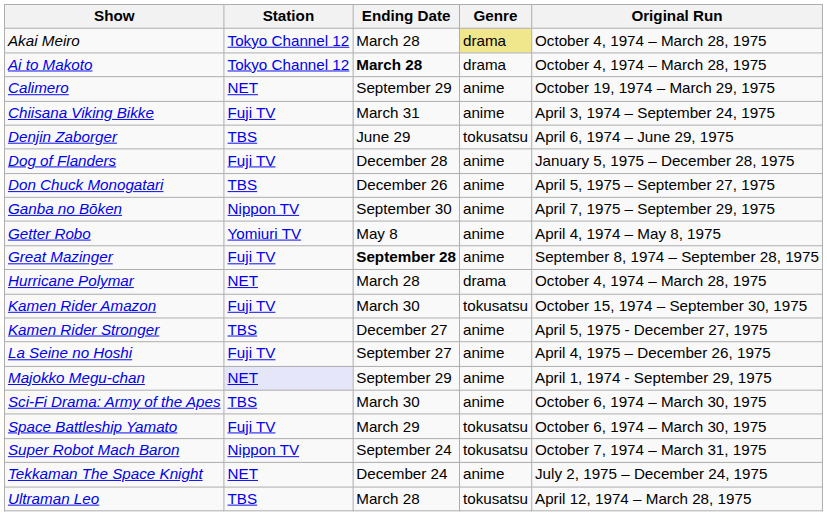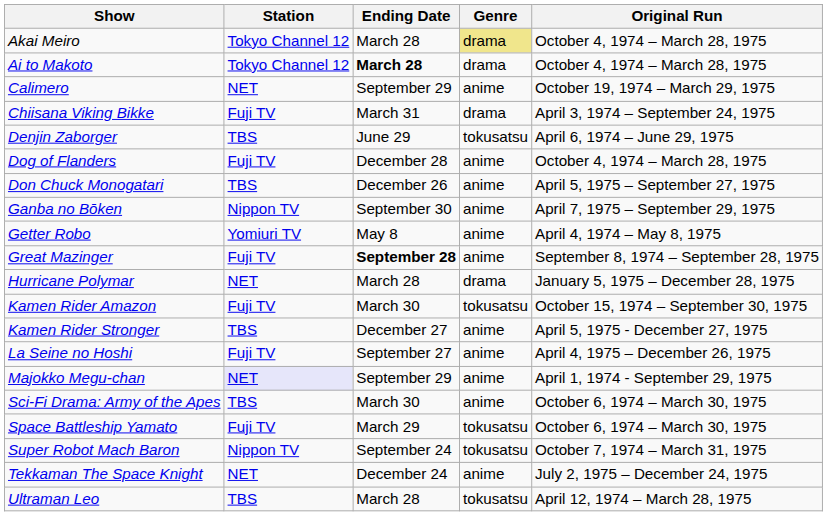(484, 112) anime -> (484, 112) drama
(665, 161) January 5, 1975 – December 28, 1975 -> (651, 161) October 4, 1974 – March 28, 1975
(651, 281) October 4, 1974 – March 28, 1975 -> (665, 281) January 5, 1975 – December 28, 1975
